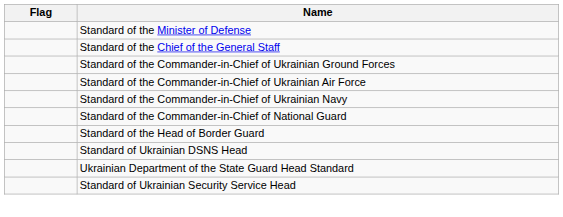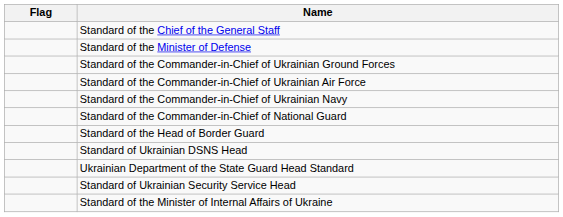rows swapped: (165, 30) <-> (180, 47)
+ row: (206, 202)
